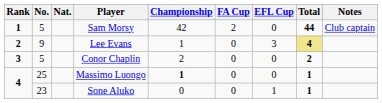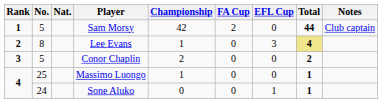(42, 43) 9 -> (42, 43) 8
(181, 75) bold -> (181, 75) normal
(42, 91) 23 -> (42, 91) 24
